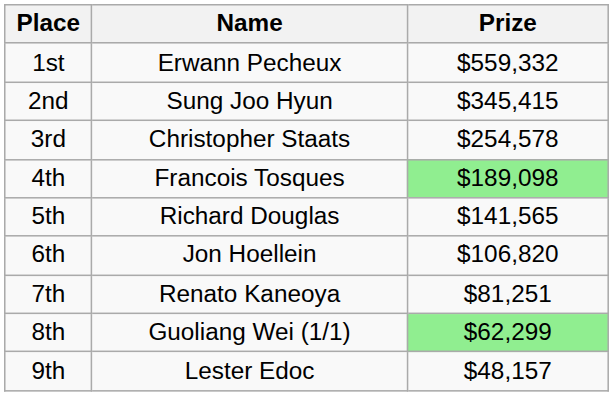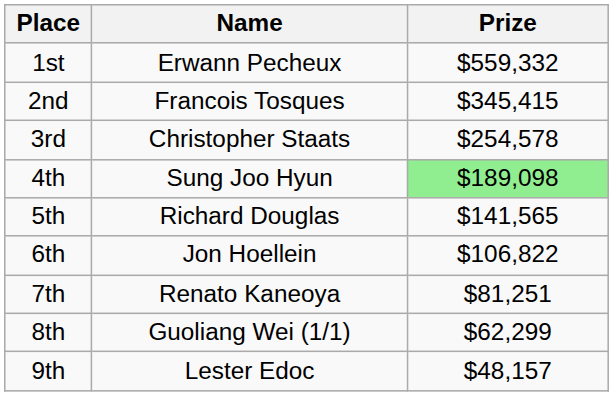(250, 100) Sung Joo Hyun -> (250, 100) Francois Tosques
(250, 178) Francois Tosques -> (250, 178) Sung Joo Hyun
(508, 255) $106,820 -> (508, 255) $106,822
(508, 332) lightgreen background -> (508, 332) no background
